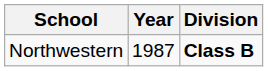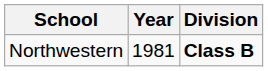(153, 50) 1987 -> (153, 50) 1981
